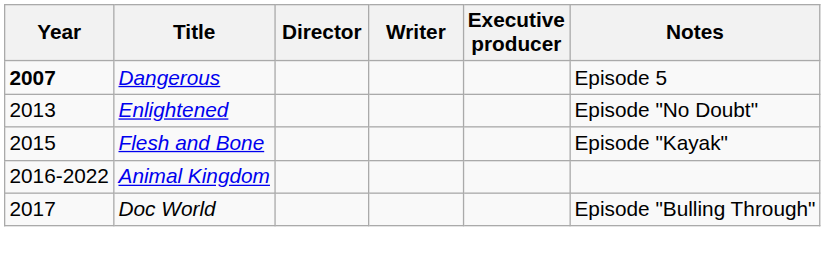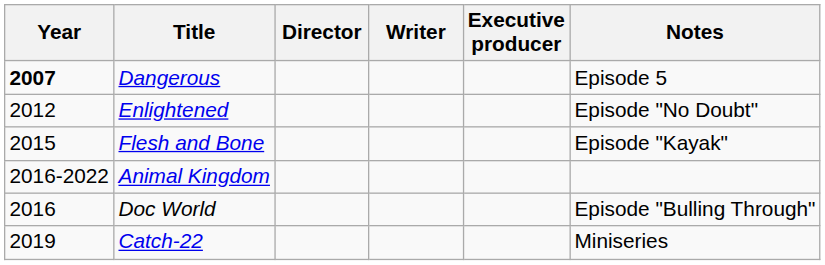(33, 110) 2013 -> (33, 110) 2012
(33, 209) 2017 -> (33, 209) 2016
+ row: (161, 242)
